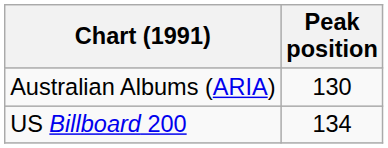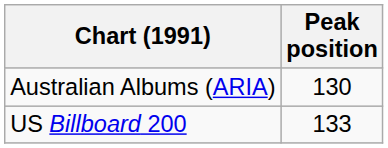(332, 124) 134 -> (332, 124) 133
